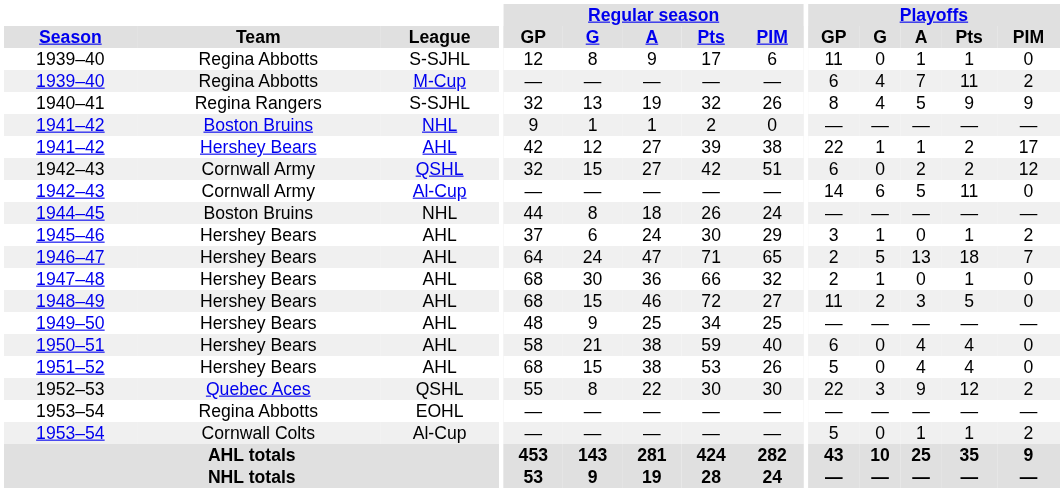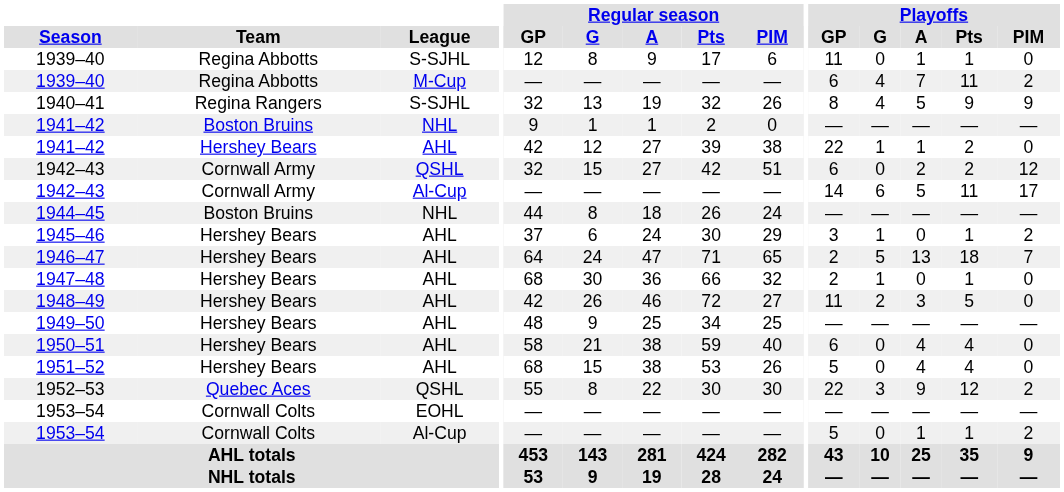(1028, 146) 17 -> (1028, 146) 0
(1028, 190) 0 -> (1028, 190) 17
(533, 300) 68 -> (533, 300) 42
(593, 300) 15 -> (593, 300) 26
(258, 410) Regina Abbotts -> (258, 410) Cornwall Colts
